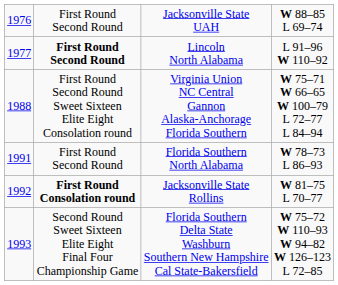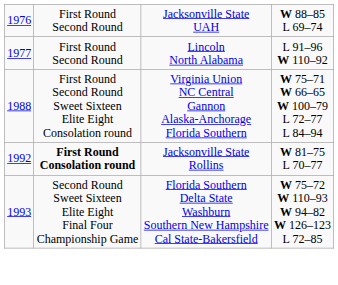(87, 53) bold -> (87, 53) normal
- row: (206, 158)
